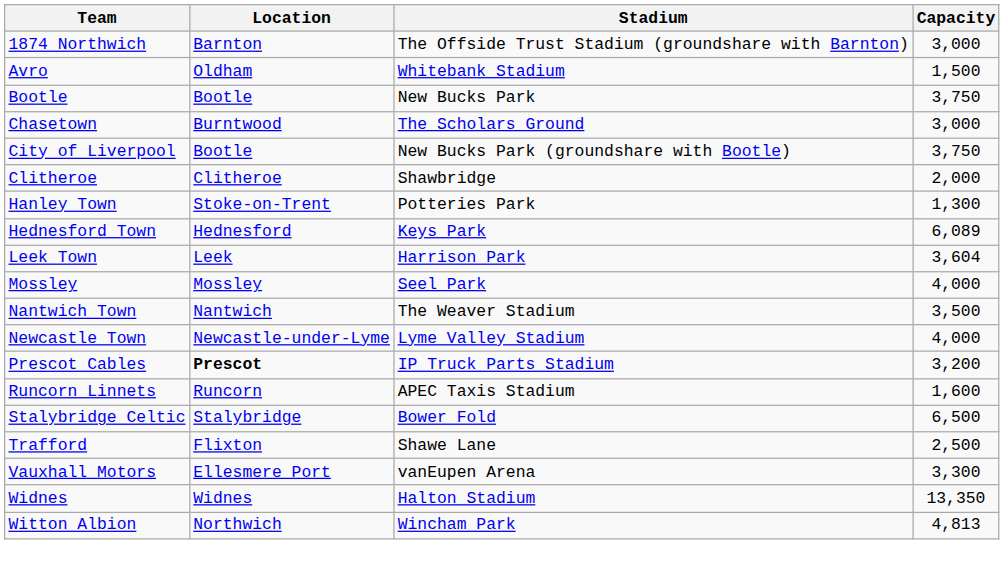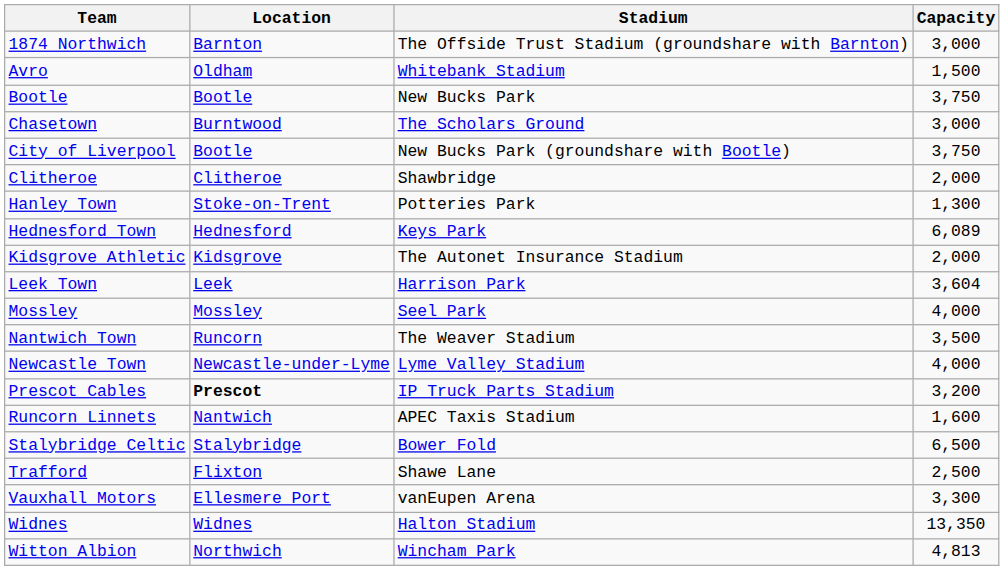+ row: (97, 258)
(233, 312) Nantwich -> (228, 338) Runcorn
(228, 392) Runcorn -> (233, 418) Nantwich
